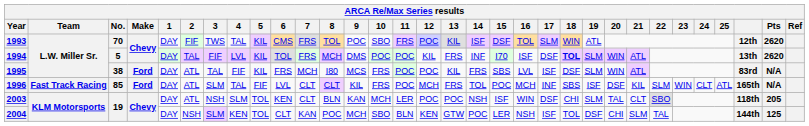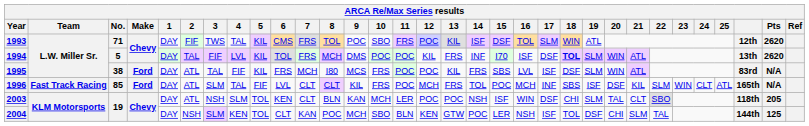(118, 41) 70 -> (118, 41) 71
